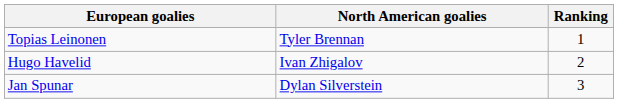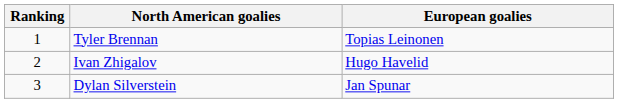columns swapped: (581, 16) <-> (140, 16)
